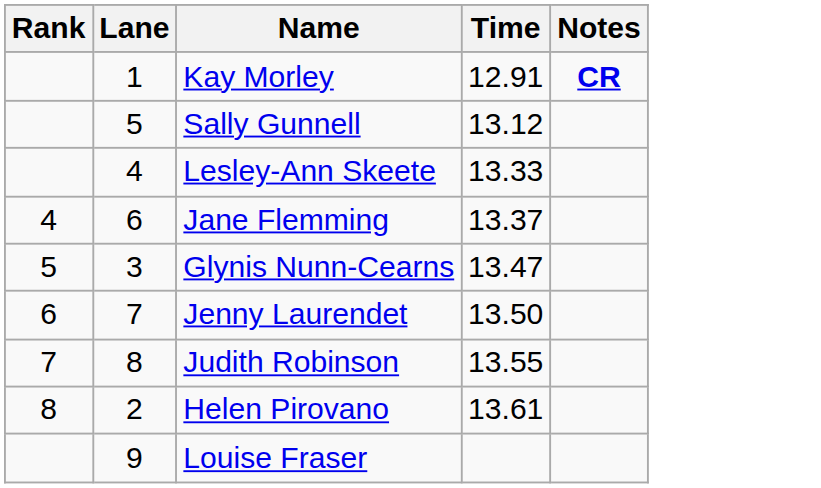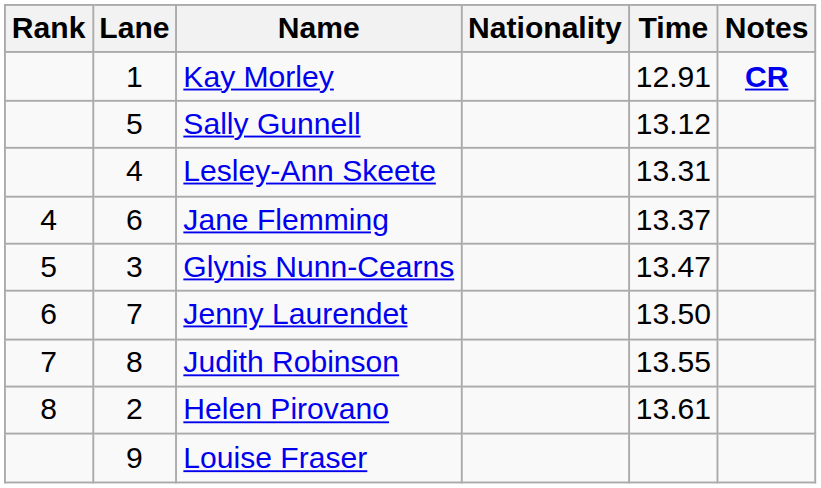+ column: (545, 28)
(506, 171) 13.33 -> (673, 171) 13.31
